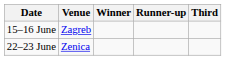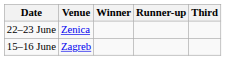rows swapped: (31, 30) <-> (31, 47)
